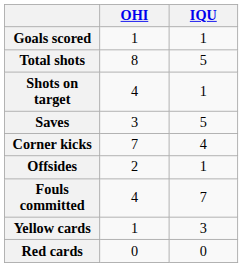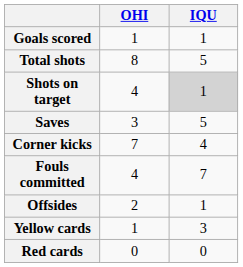(203, 91) no background -> (203, 91) lightgrey background
rows swapped: (52, 197) <-> (52, 167)
